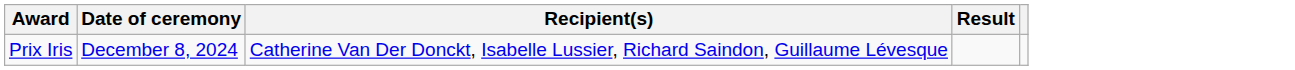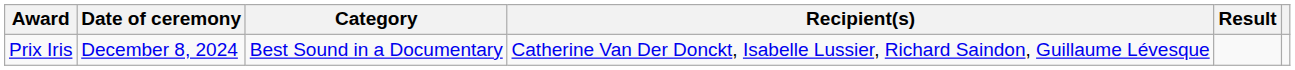+ column: (376, 19)
